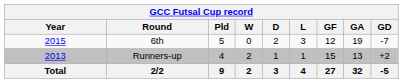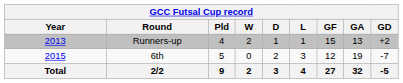rows swapped: (157, 56) <-> (157, 42)
